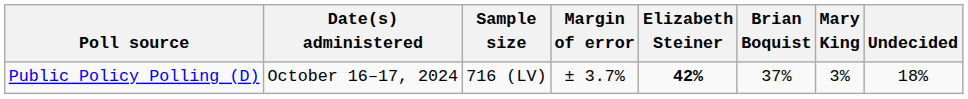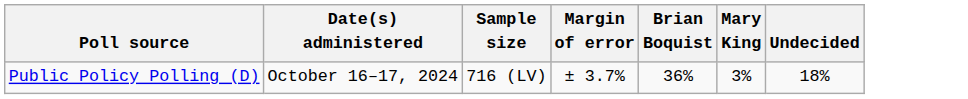- column: (688, 32)
(776, 77) 37% -> (678, 77) 36%
